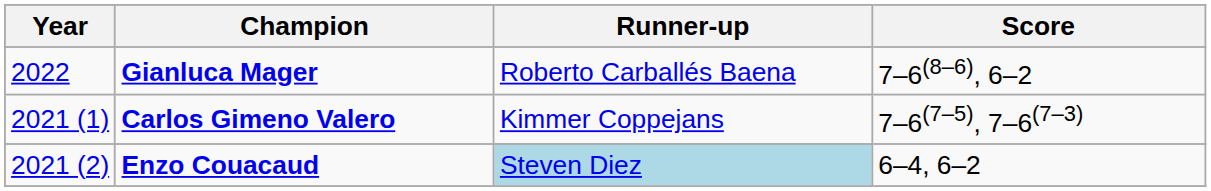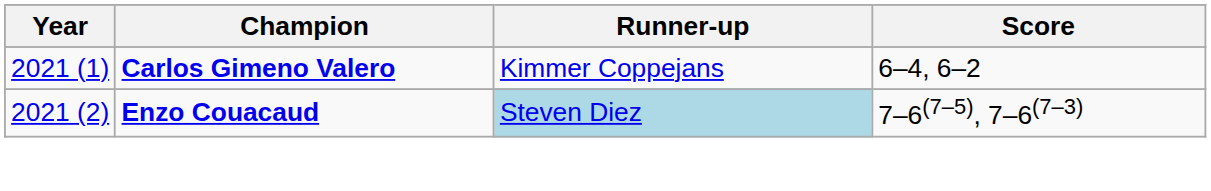- row: (220, 71)
(981, 120) 7–6(7–5), 7–6(7–3) -> (930, 68) 6–4, 6–2
(930, 165) 6–4, 6–2 -> (981, 113) 7–6(7–5), 7–6(7–3)
